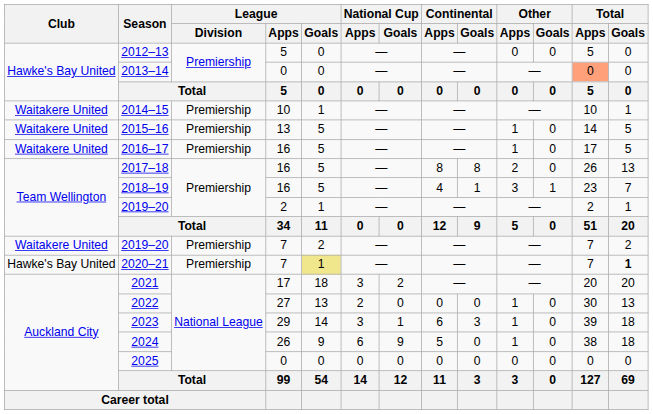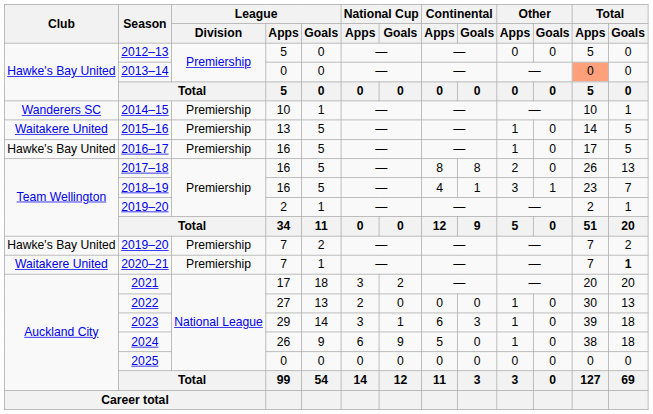(61, 110) Waitakere United -> (61, 110) Wanderers SC
(61, 149) Waitakere United -> (61, 149) Hawke's Bay United
(61, 245) Waitakere United -> (61, 245) Hawke's Bay United
(61, 264) Hawke's Bay United -> (61, 264) Waitakere United
(321, 264) khaki background -> (321, 264) no background
